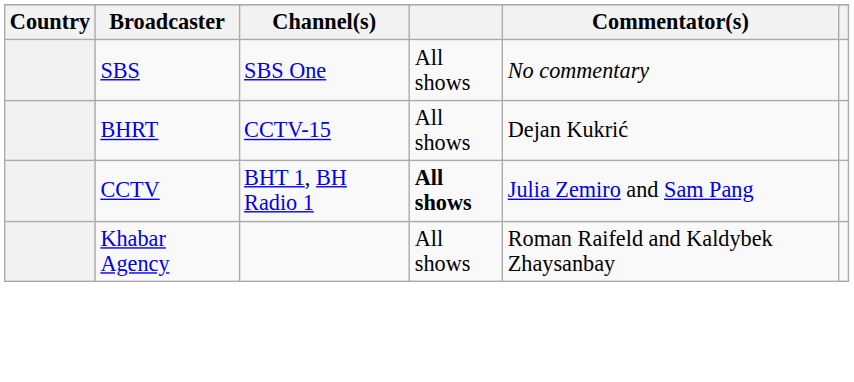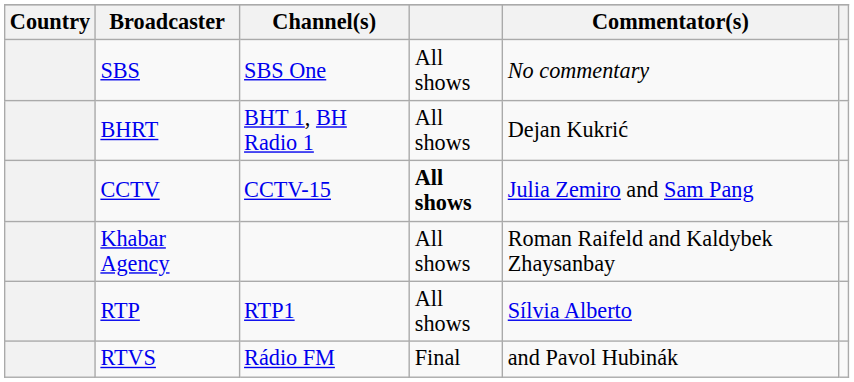(288, 130) CCTV-15 -> (295, 130) BHT 1, BH Radio 1
(295, 190) BHT 1, BH Radio 1 -> (288, 190) CCTV-15
+ row: (120, 311)
+ row: (128, 358)
